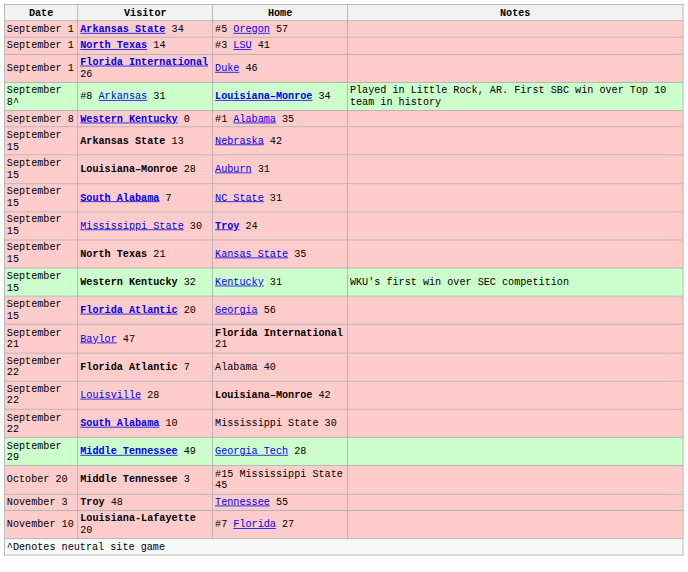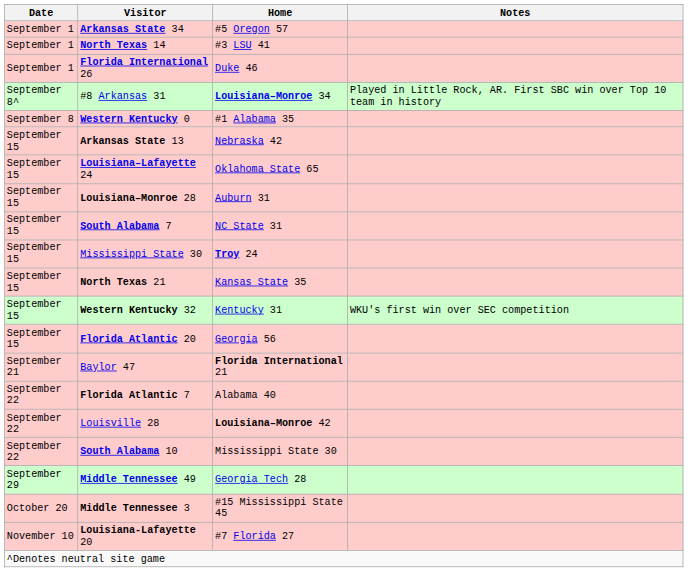+ row: (138, 169)
- row: (102, 502)
